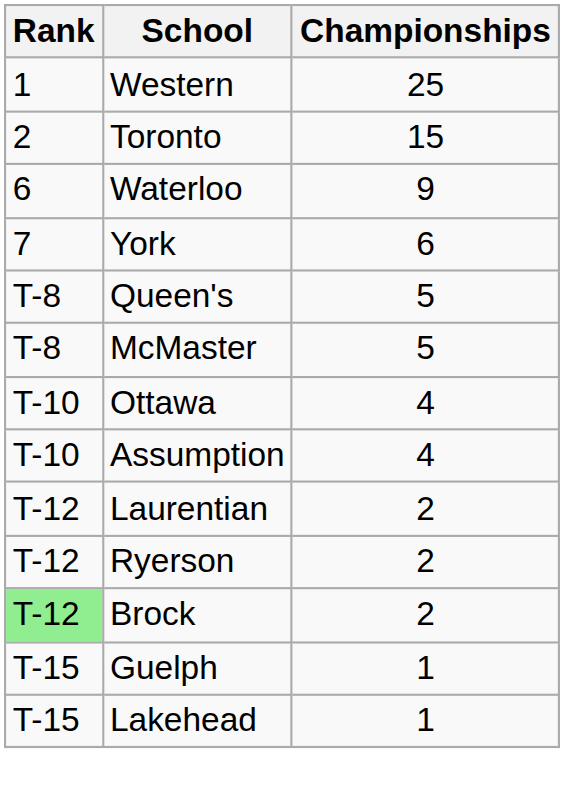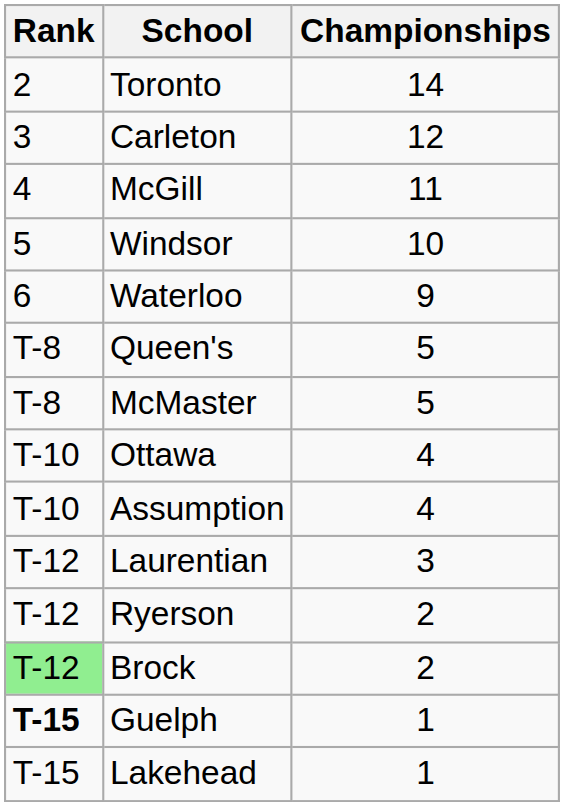- row: (172, 84)
(425, 137) 15 -> (425, 84) 14
+ row: (173, 137)
+ row: (156, 190)
+ row: (171, 243)
- row: (143, 243)
(425, 508) 2 -> (425, 561) 3
(46, 667) normal -> (46, 720) bold
